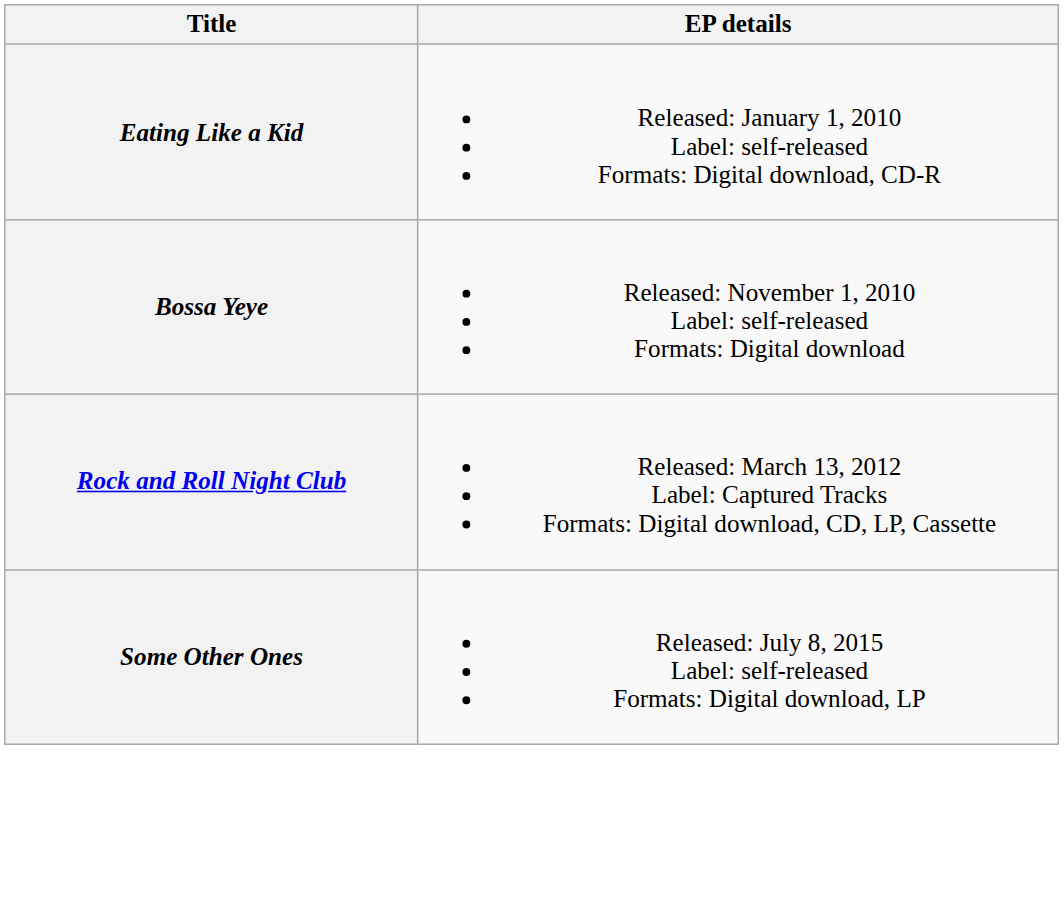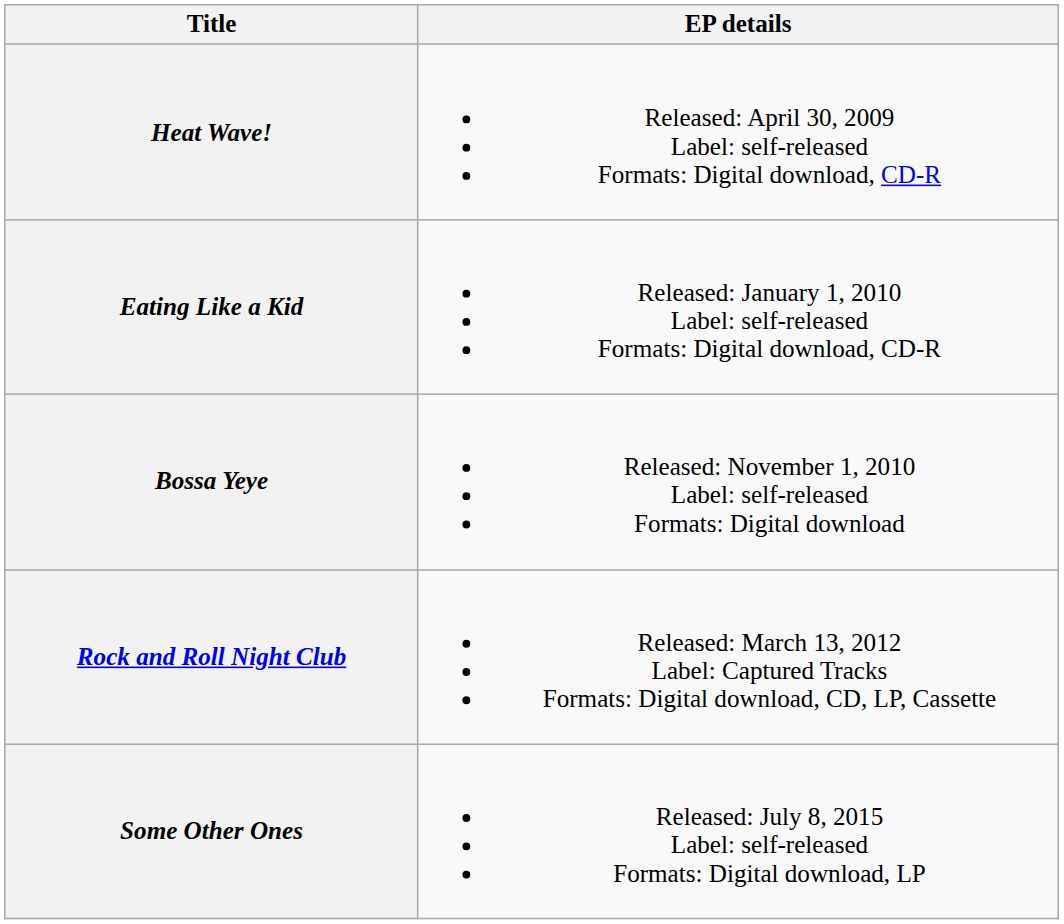+ row: (212, 131)
